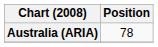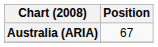(127, 32) 78 -> (127, 32) 67
